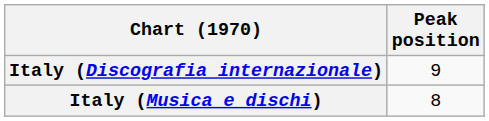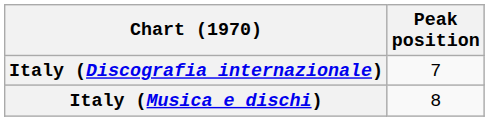(436, 71) 9 -> (436, 71) 7
